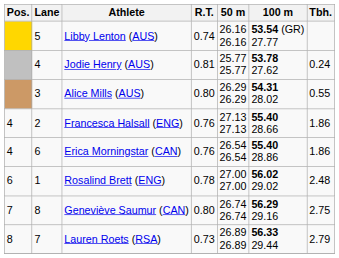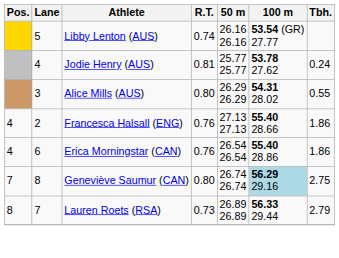- row: (115, 181)
(265, 210) no background -> (265, 181) lightblue background
